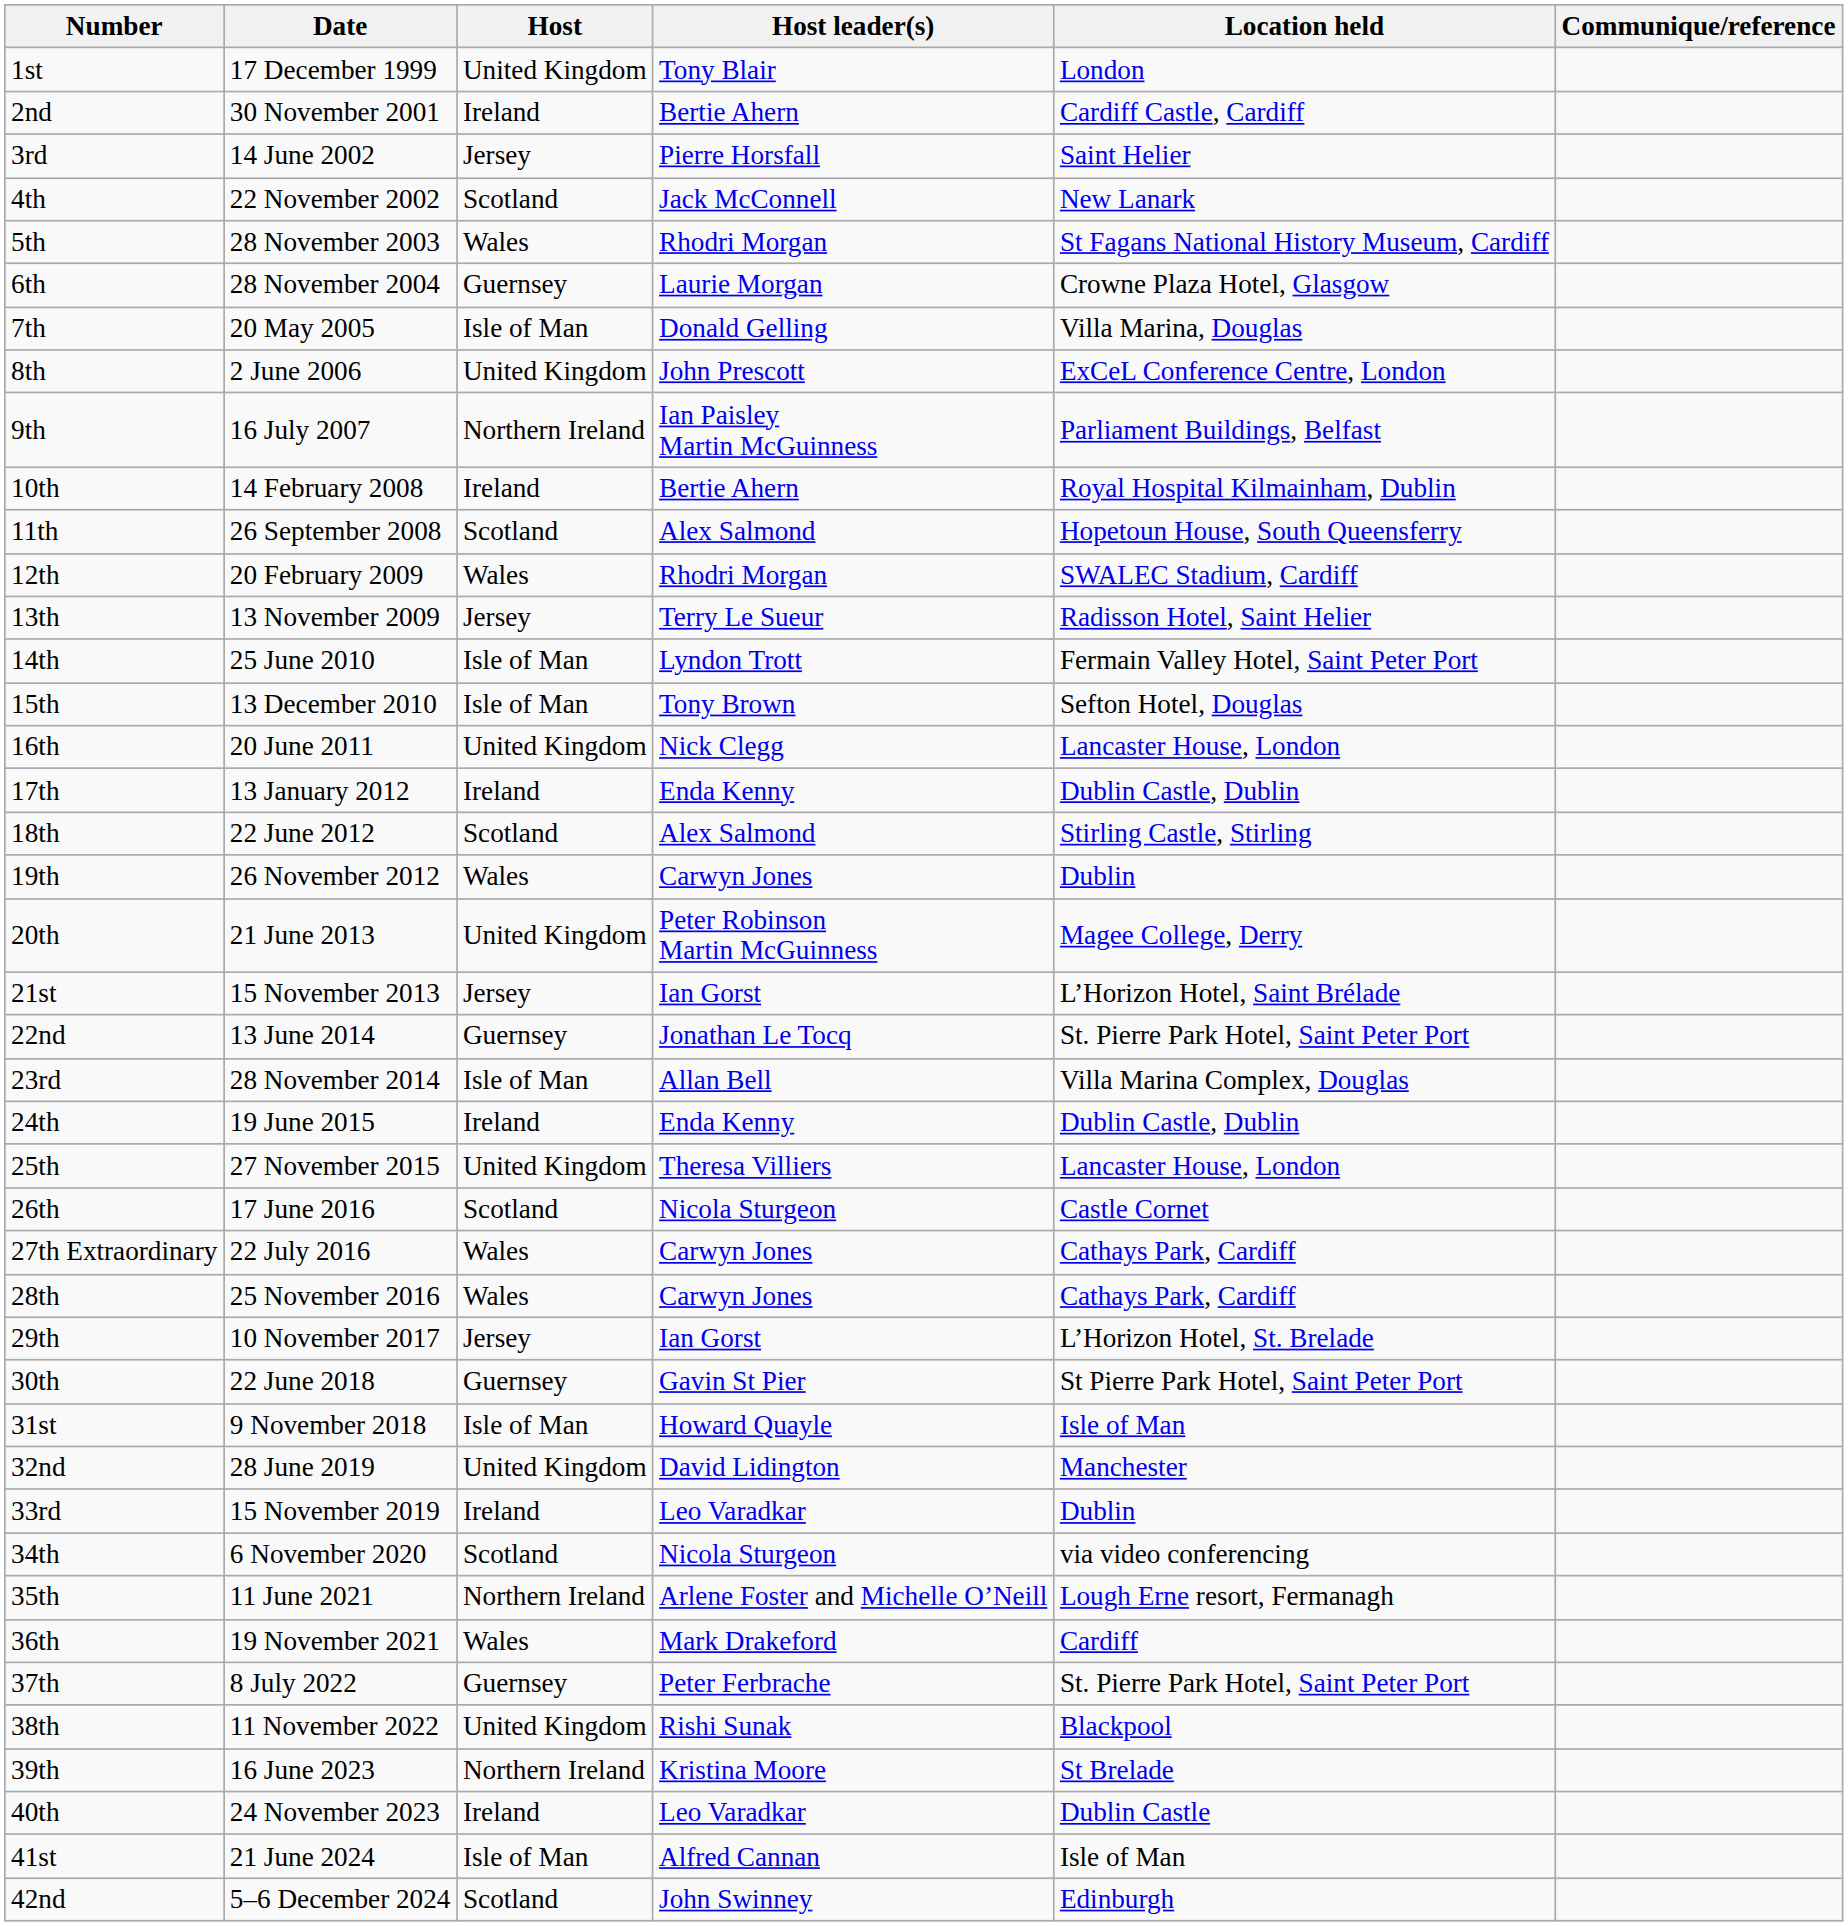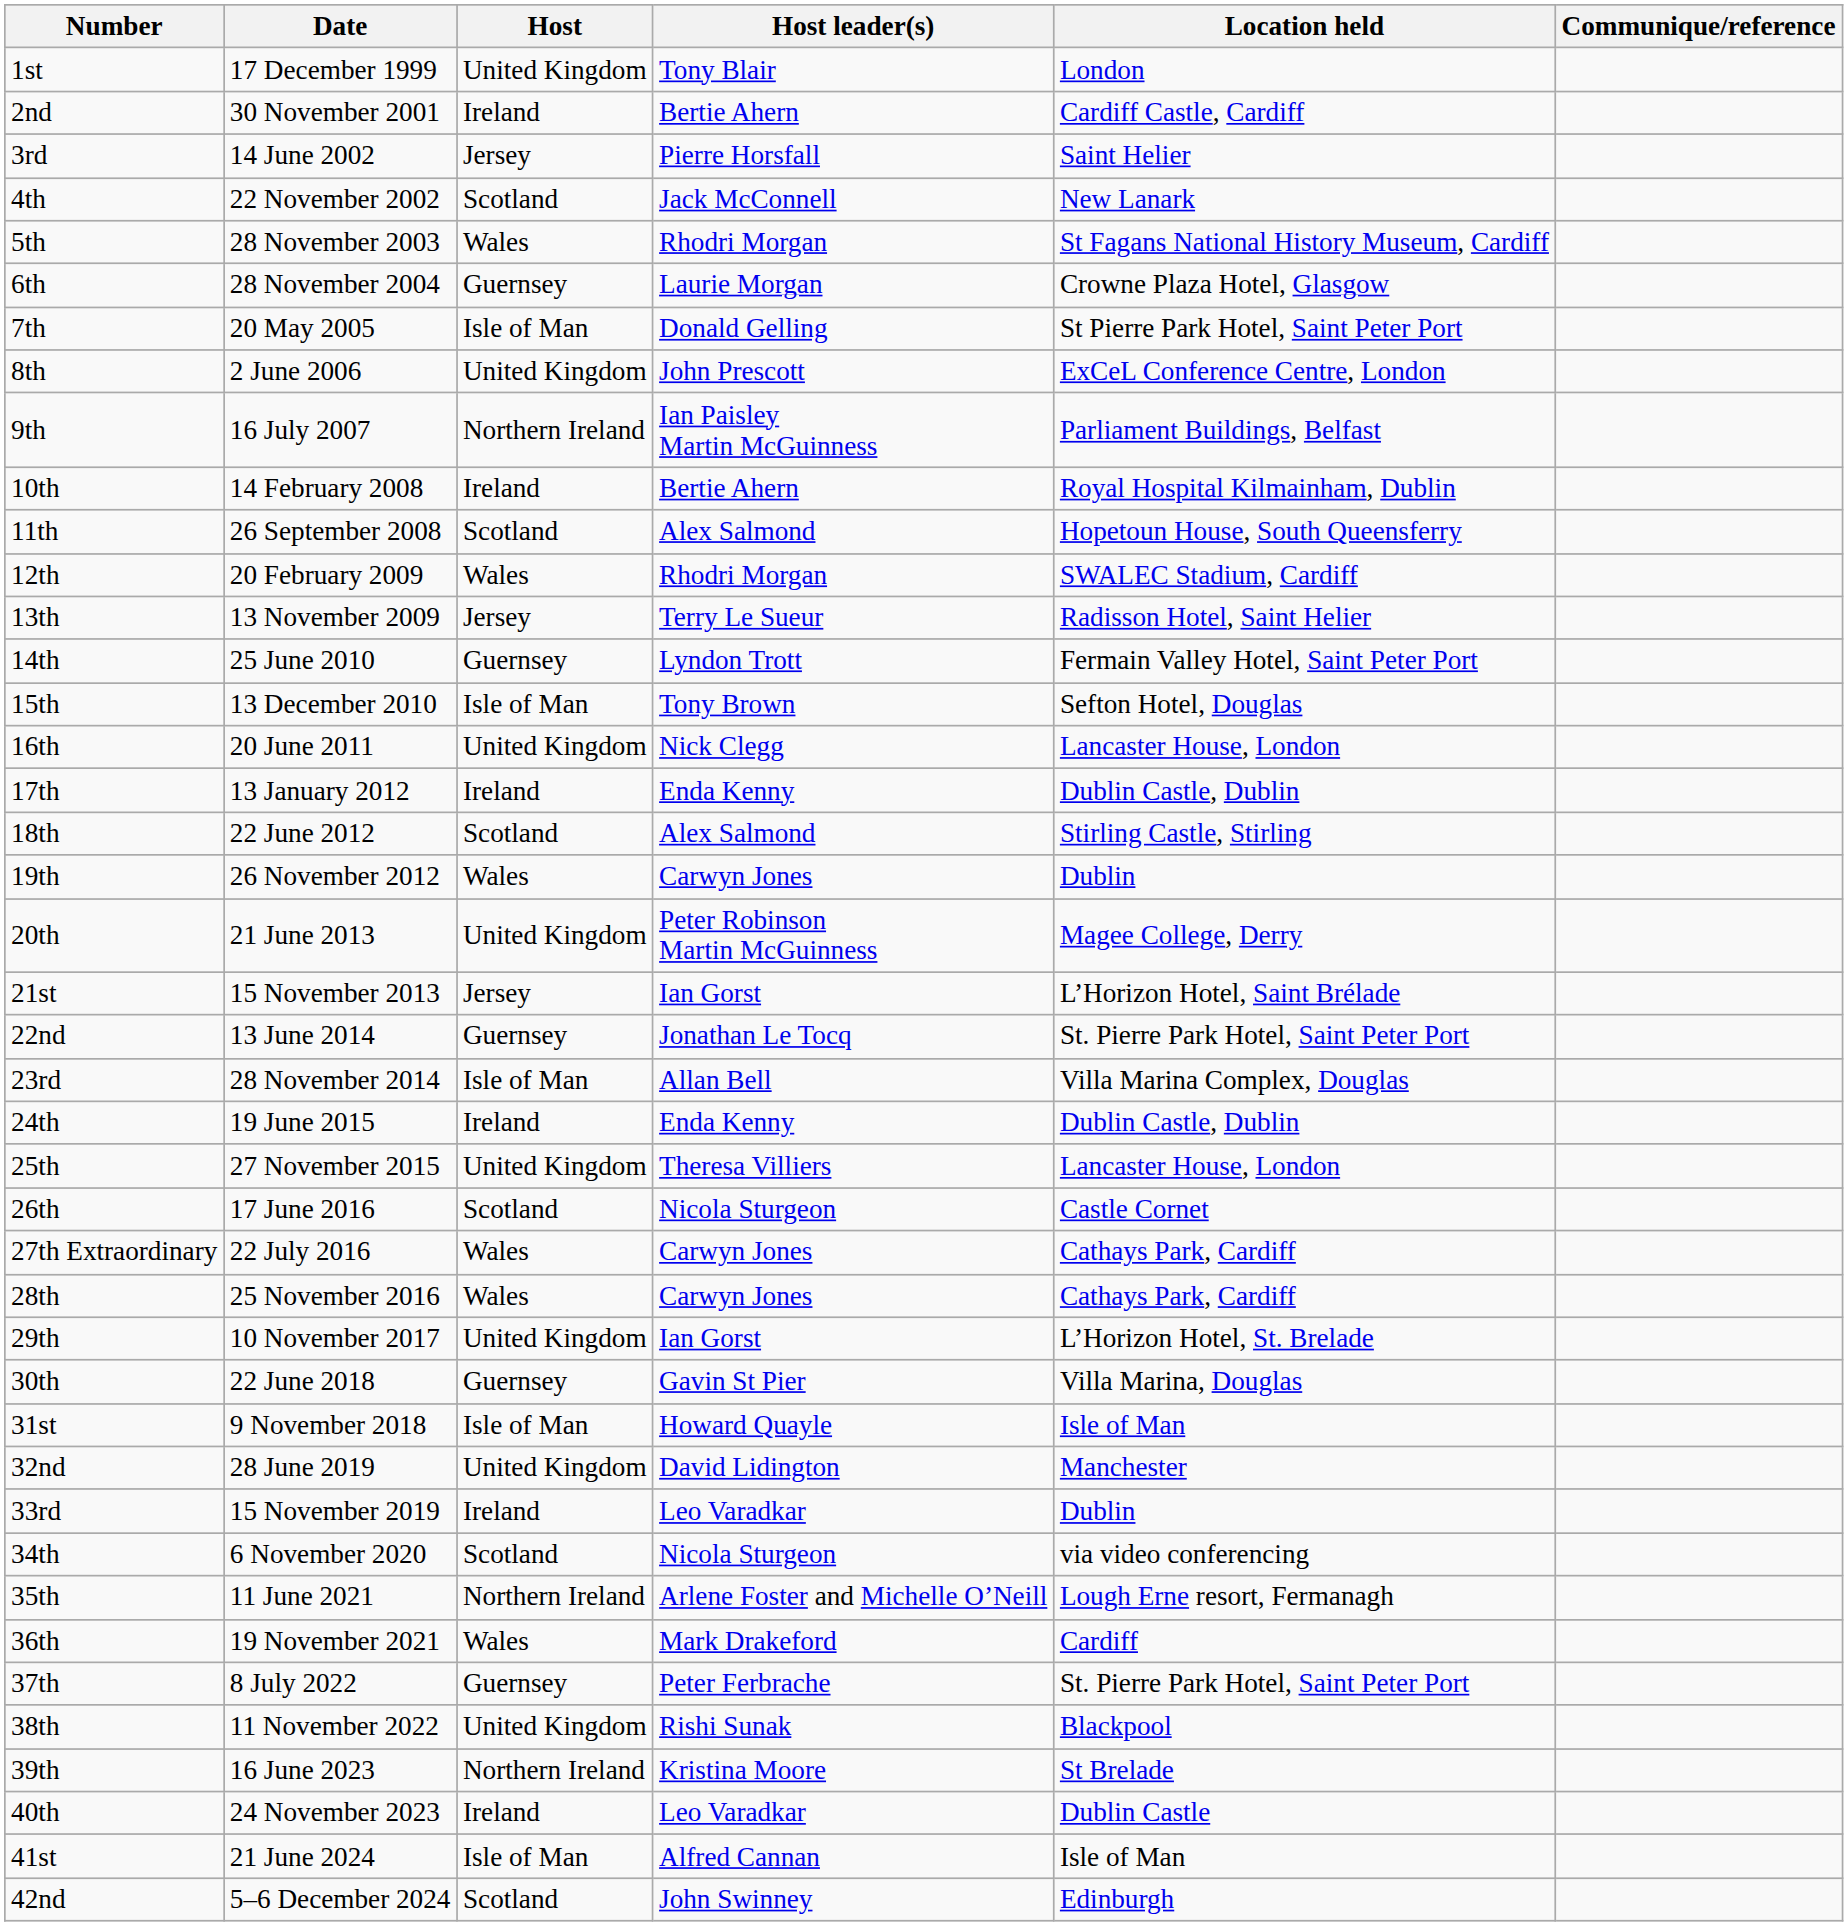(1181, 328) Villa Marina, Douglas -> (1261, 328) St Pierre Park Hotel, Saint Peter Port
(526, 660) Isle of Man -> (515, 660) Guernsey
(497, 1338) Jersey -> (555, 1338) United Kingdom
(1261, 1381) St Pierre Park Hotel, Saint Peter Port -> (1181, 1381) Villa Marina, Douglas
